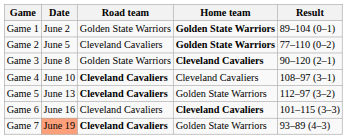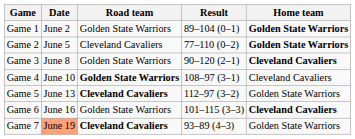columns swapped: (310, 12) <-> (225, 12)
(124, 77) Cleveland Cavaliers -> (129, 77) Golden State Warriors
(121, 110) Cleveland Cavaliers -> (125, 110) Golden State Warriors
